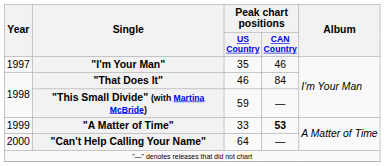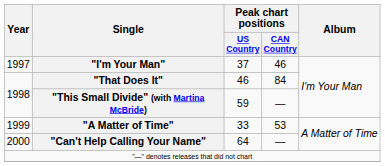(243, 64) 35 -> (243, 64) 37
(280, 125) bold -> (280, 125) normal
